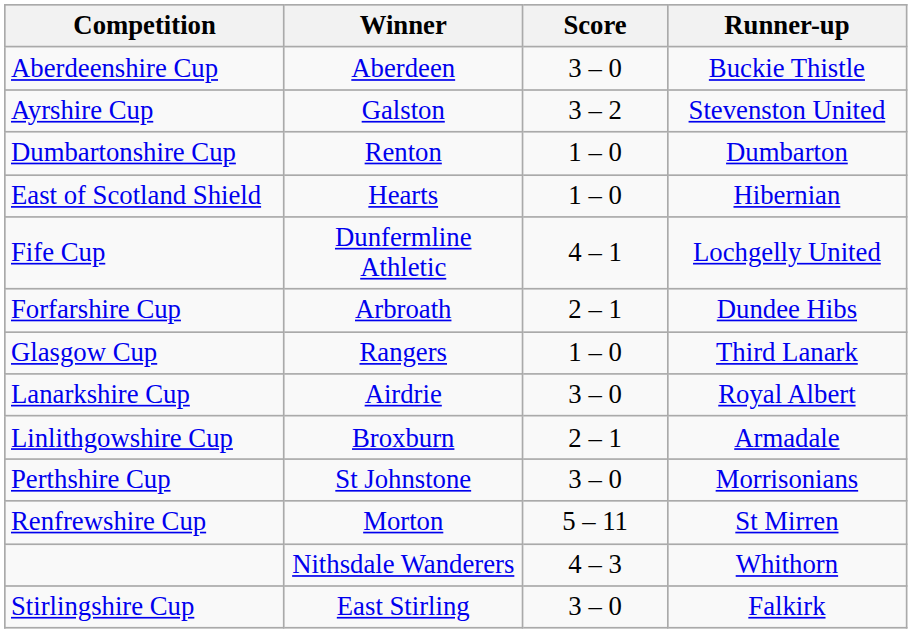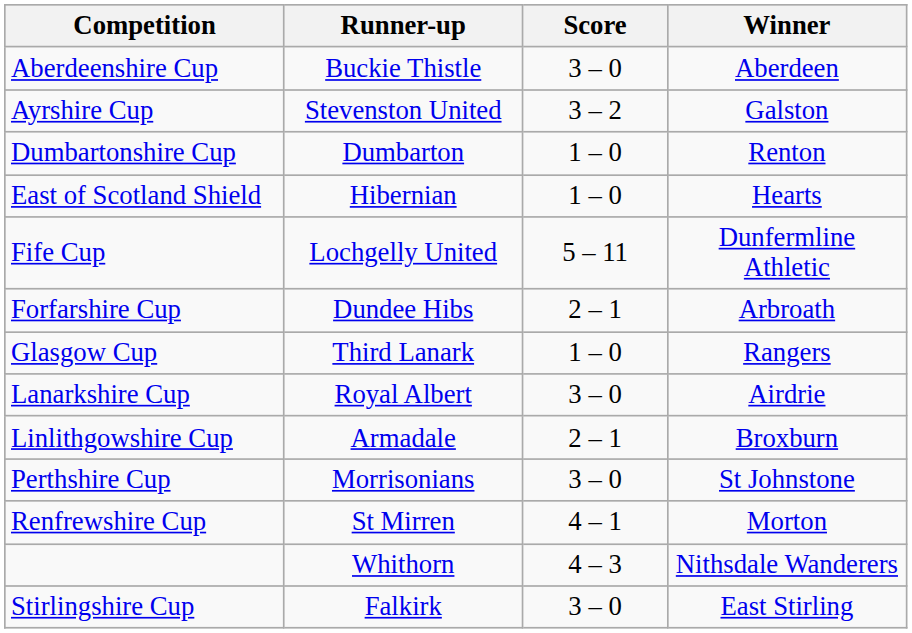columns swapped: (403, 25) <-> (787, 25)
(595, 252) 4 – 1 -> (595, 252) 5 – 11
(595, 521) 5 – 11 -> (595, 521) 4 – 1
